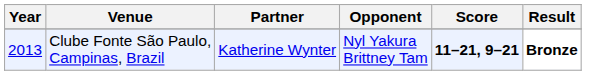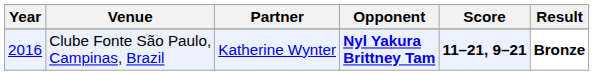(25, 50) 2013 -> (25, 50) 2016
(385, 50) normal -> (389, 50) bold
